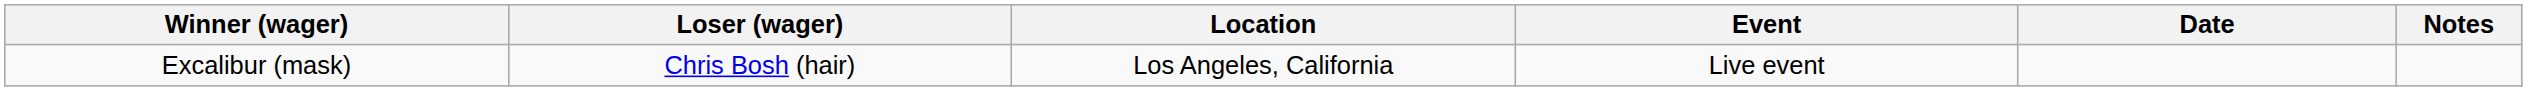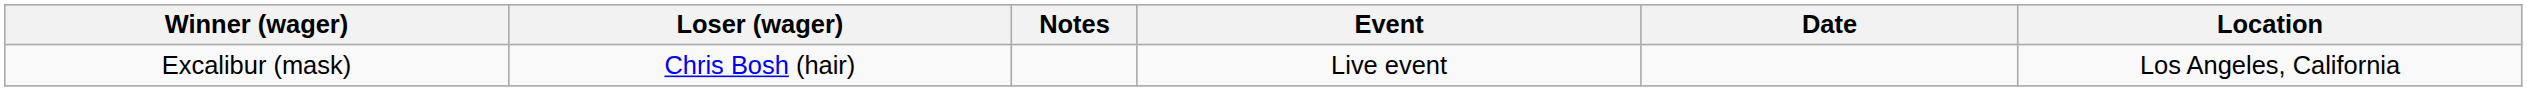columns swapped: (1263, 24) <-> (2459, 24)
